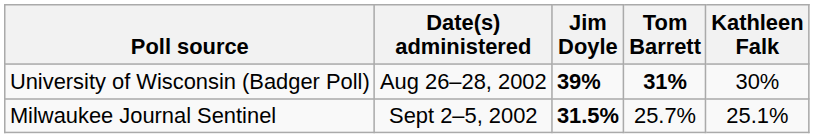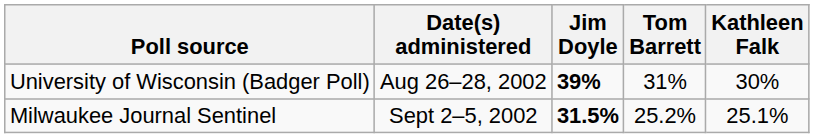(665, 81) bold -> (665, 81) normal
(665, 116) 25.7% -> (665, 116) 25.2%
